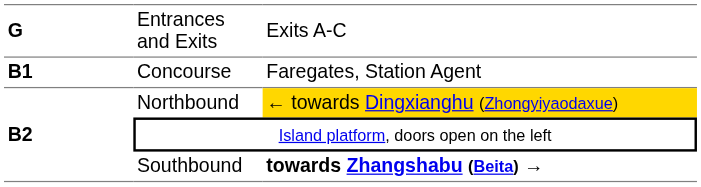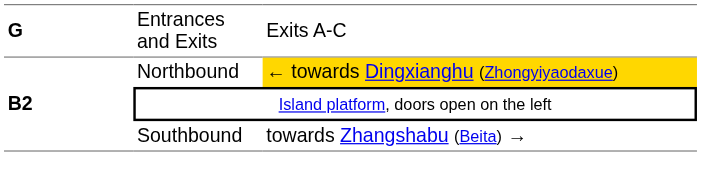- row: (184, 72)
(405, 166) bold -> (397, 135) normal
